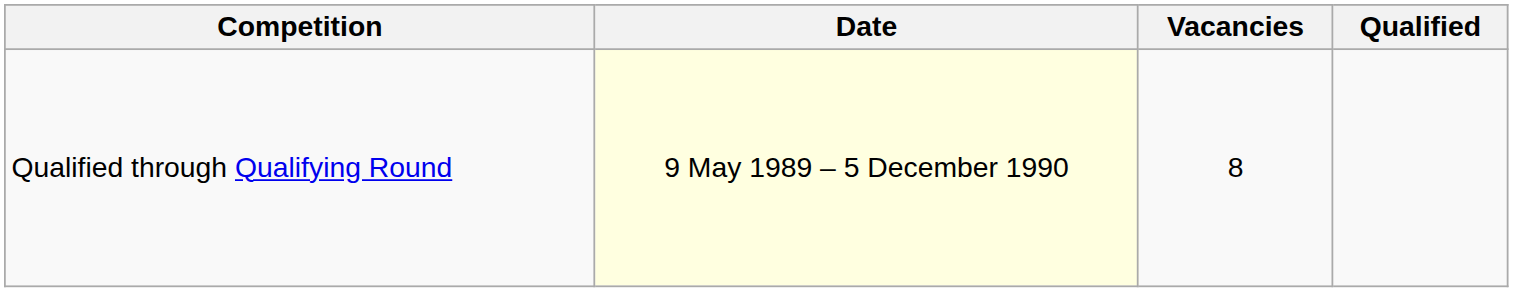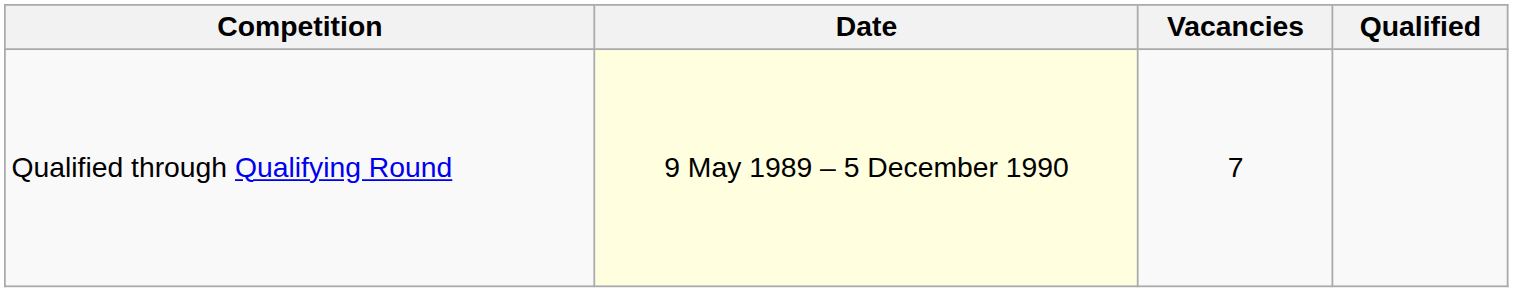(1236, 167) 8 -> (1236, 167) 7
